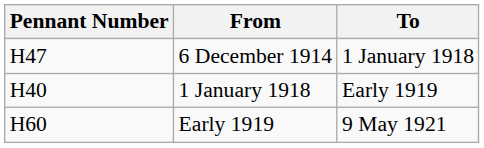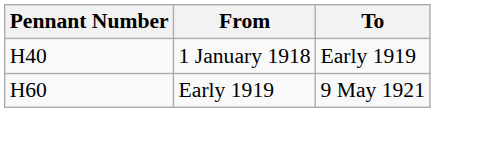- row: (255, 55)
